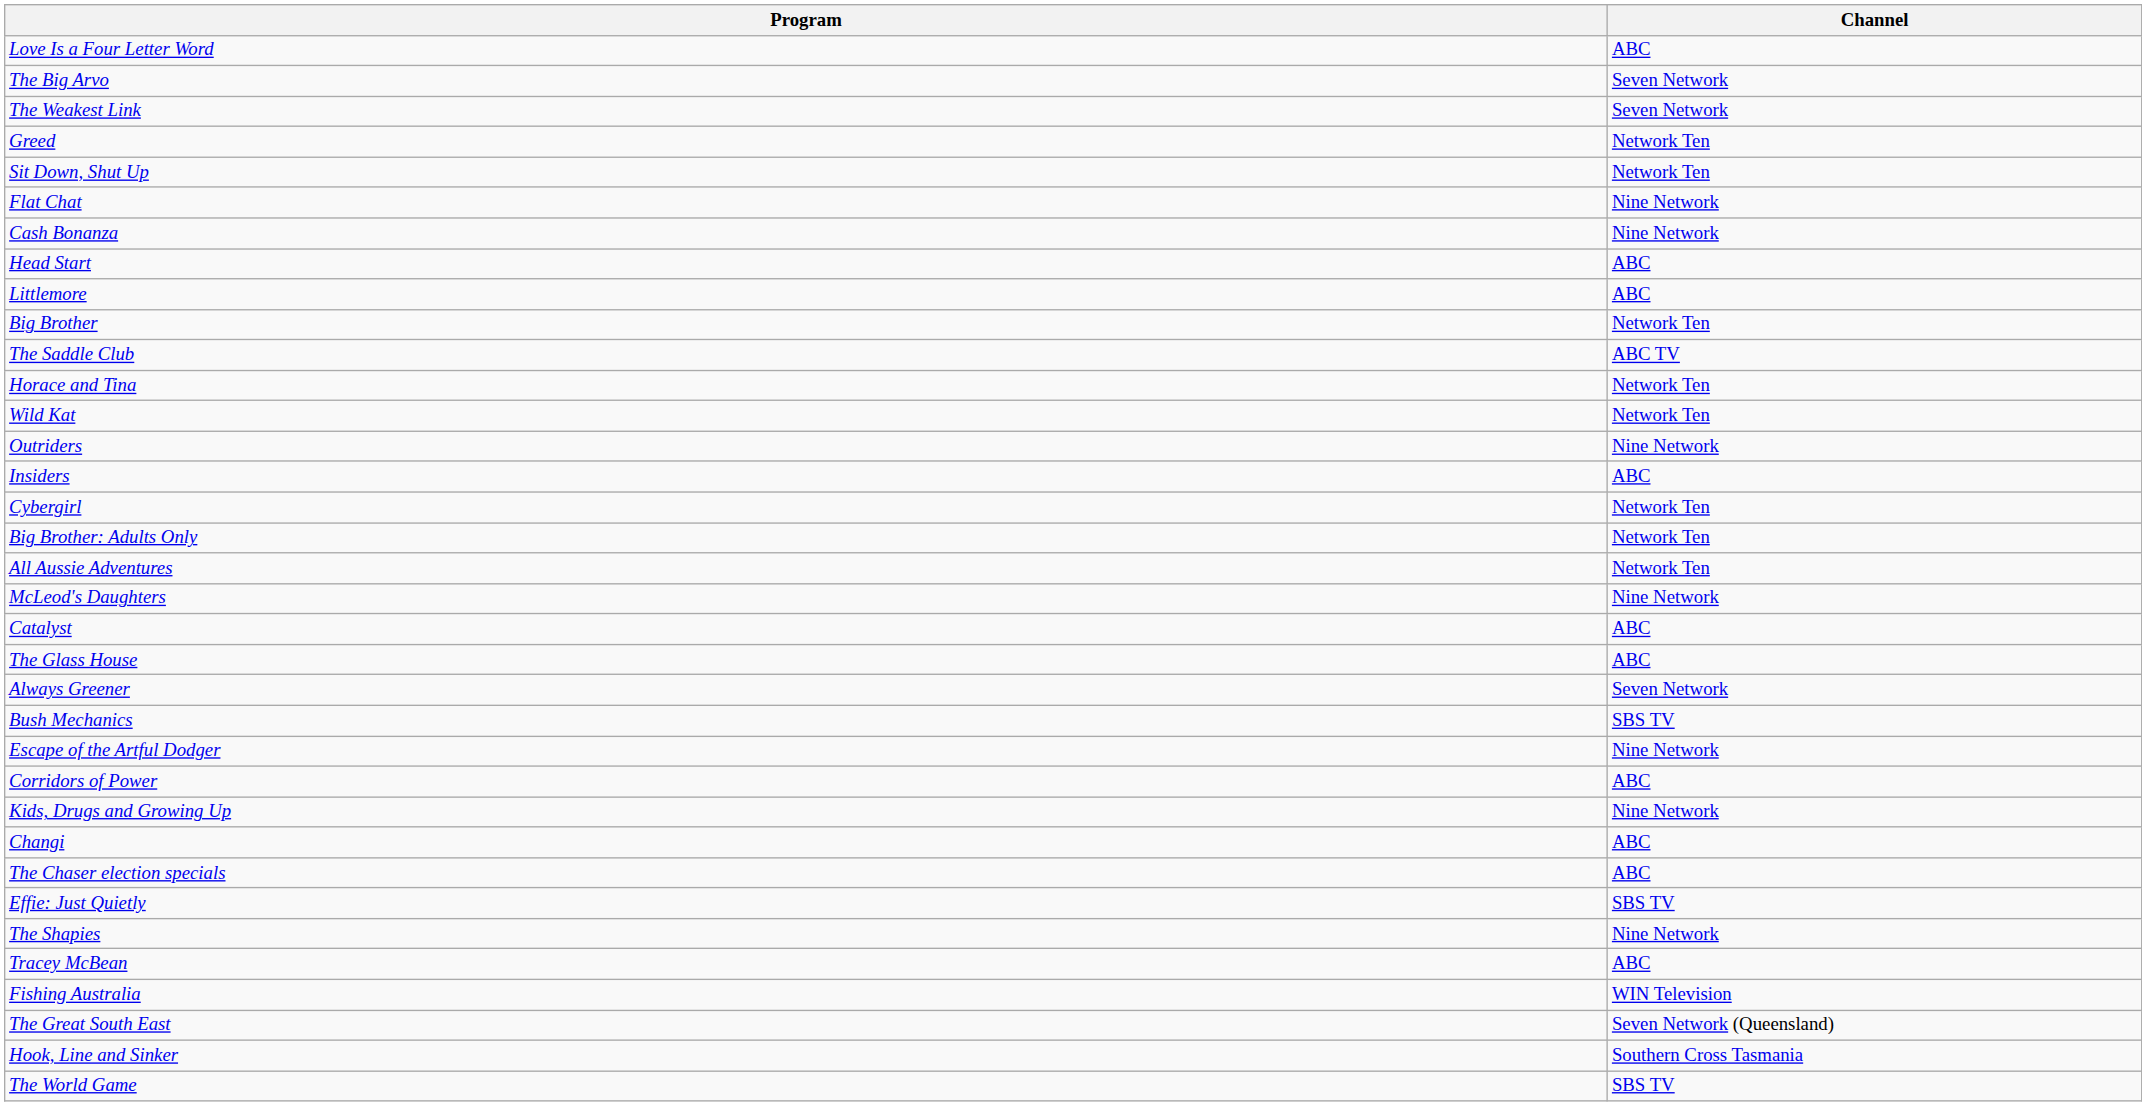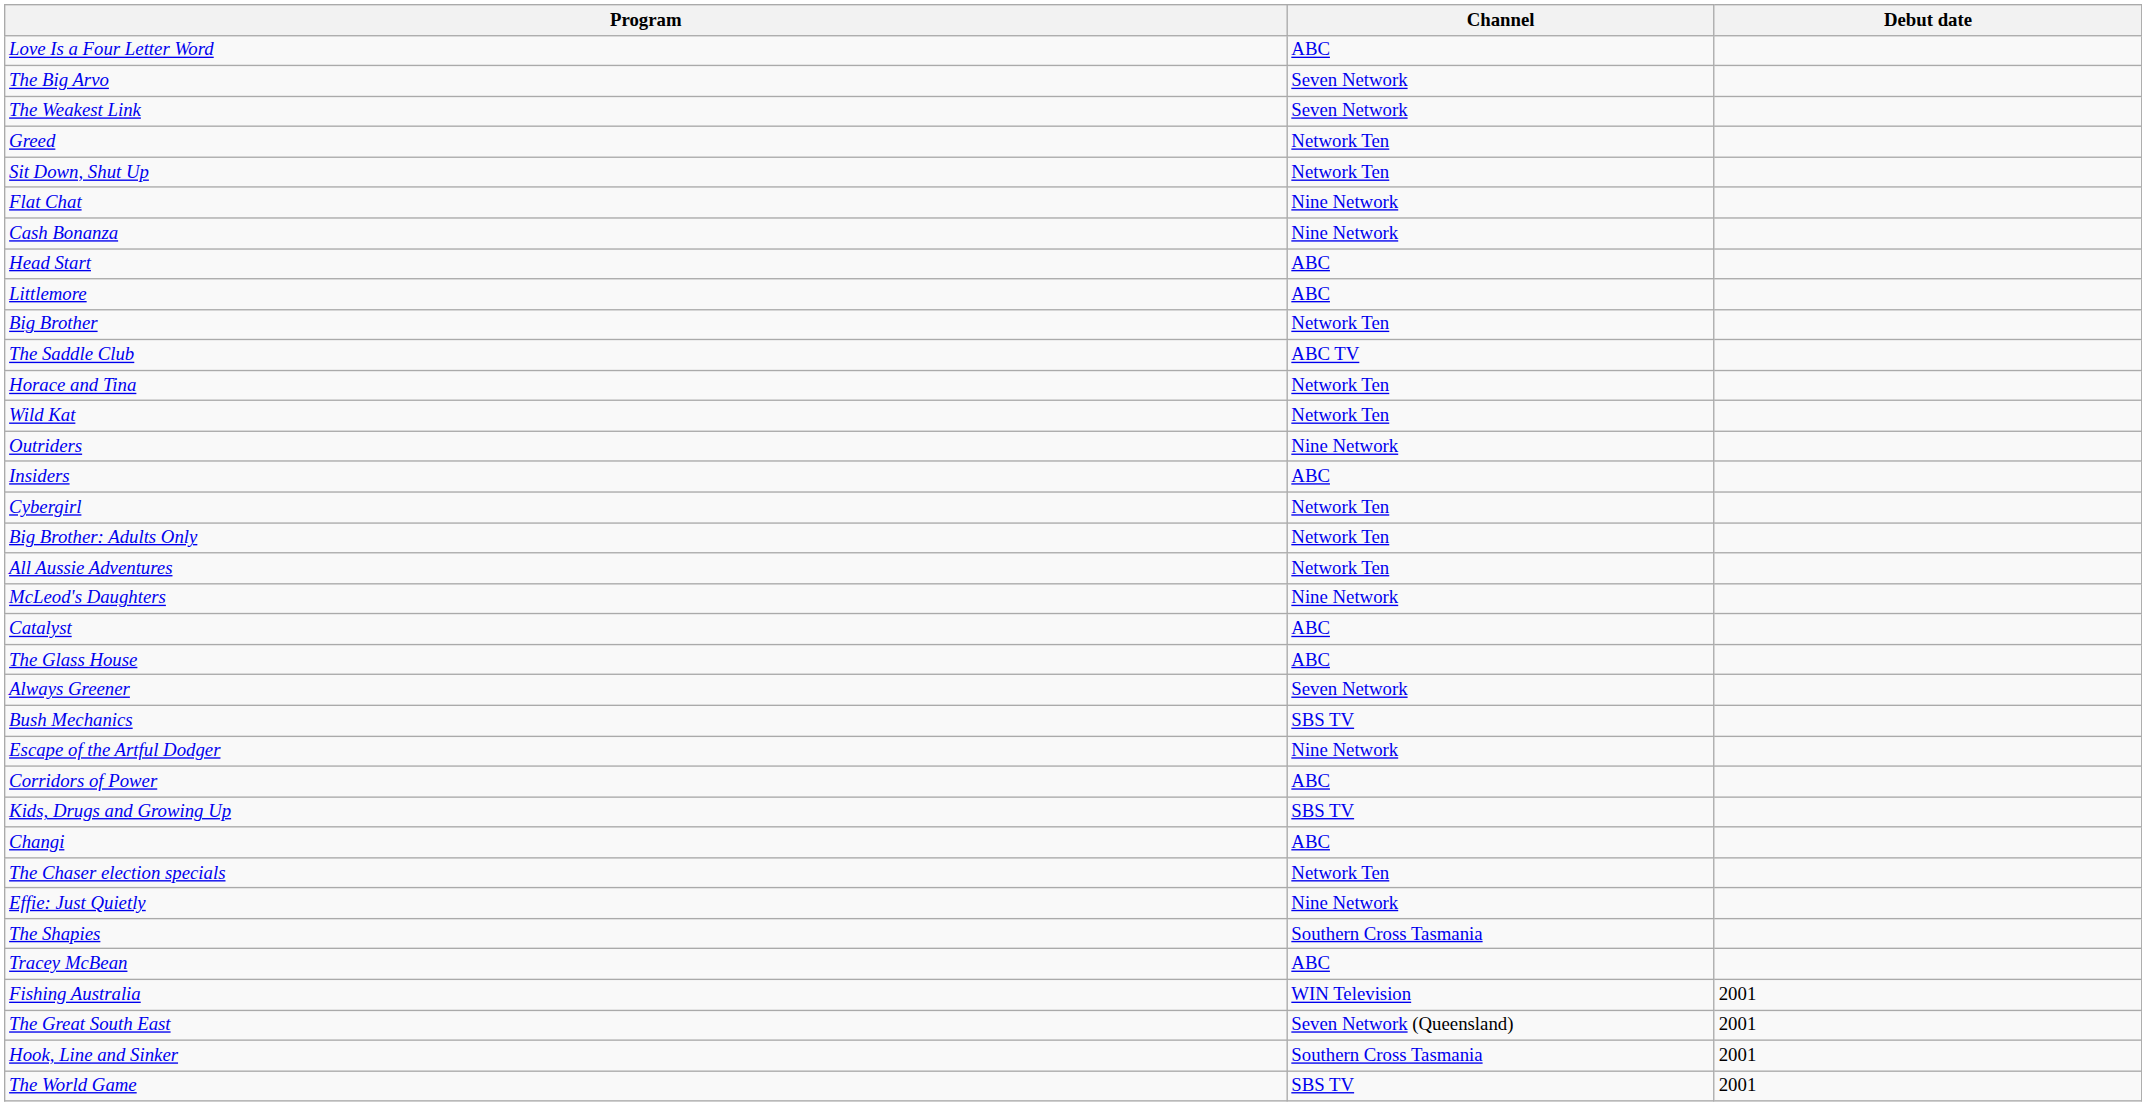+ column: (1928, 19)
(1665, 811) Nine Network -> (1323, 811) SBS TV
(1631, 872) ABC -> (1340, 872) Network Ten
(1643, 902) SBS TV -> (1345, 902) Nine Network
(1665, 933) Nine Network -> (1387, 933) Southern Cross Tasmania
